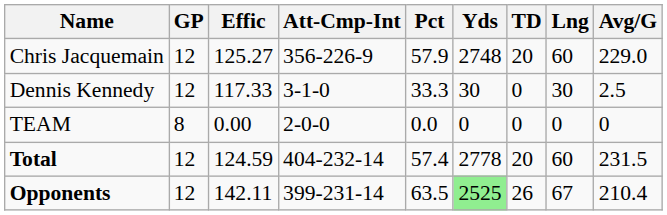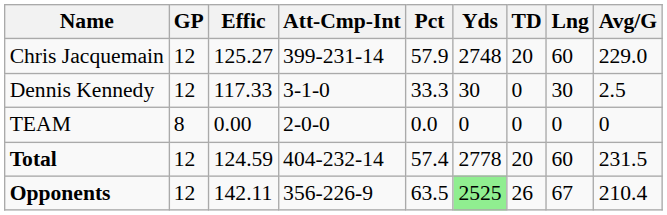(328, 55) 356-226-9 -> (333, 55) 399-231-14
(333, 192) 399-231-14 -> (328, 192) 356-226-9
